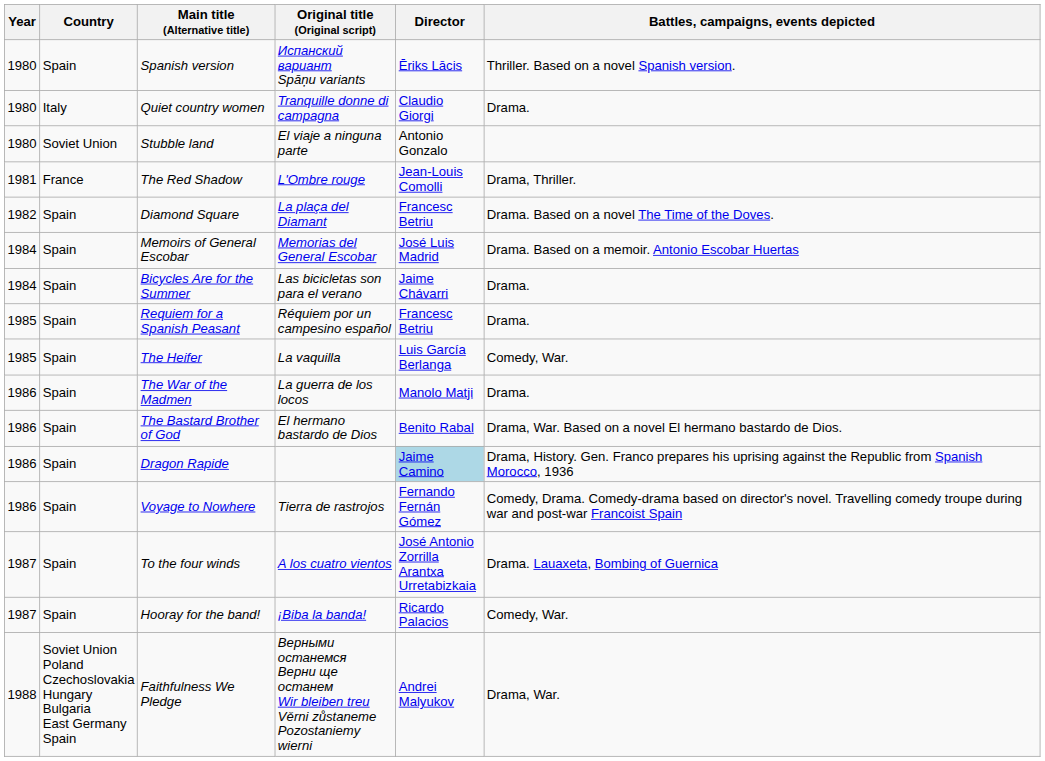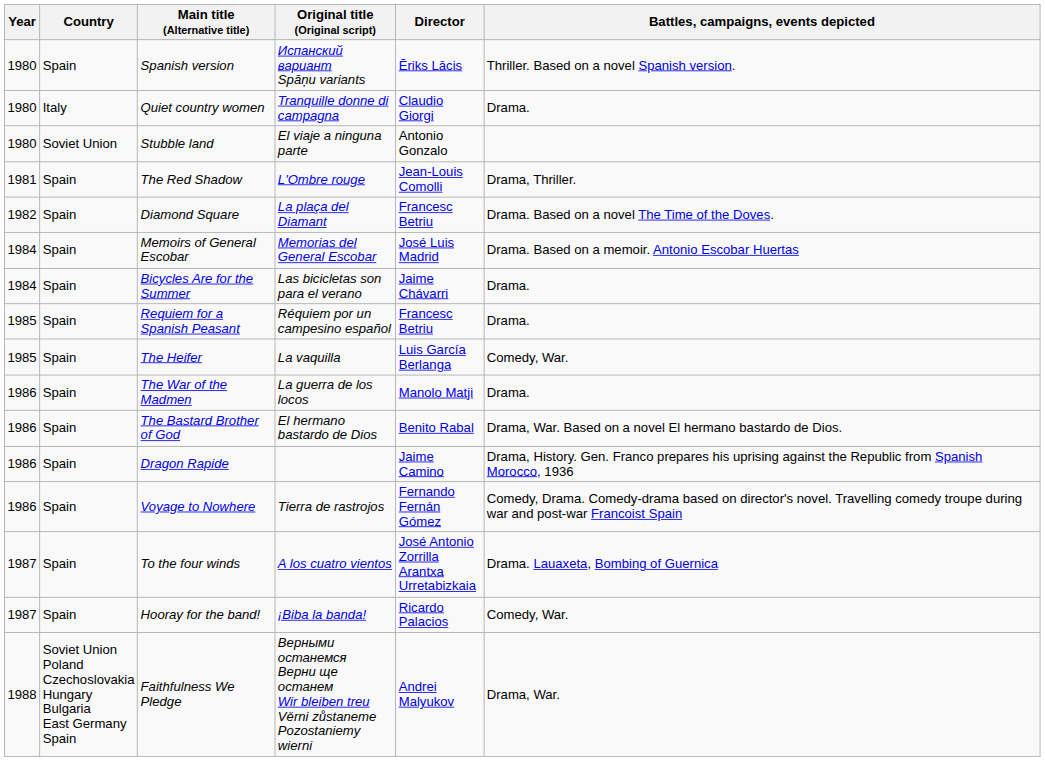(63, 179) France -> (59, 179) Spain
(421, 463) lightblue background -> (421, 463) no background
